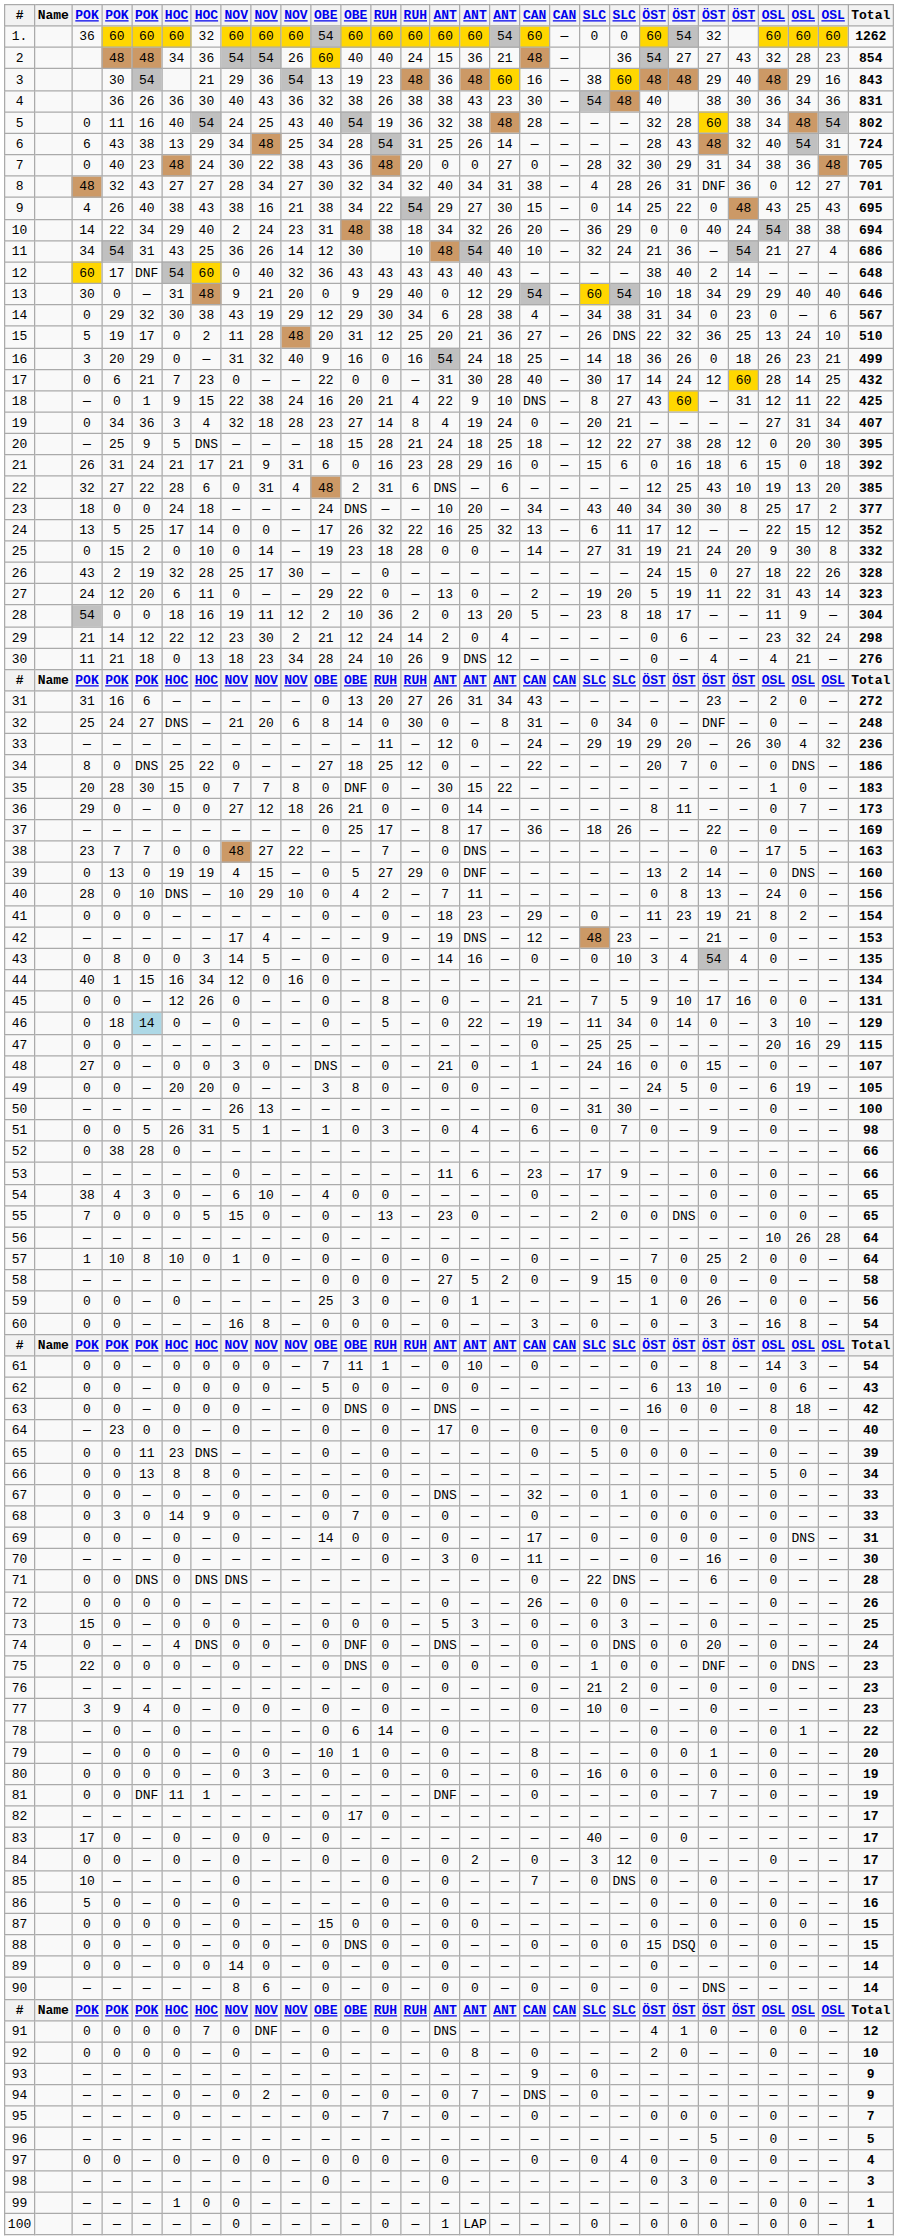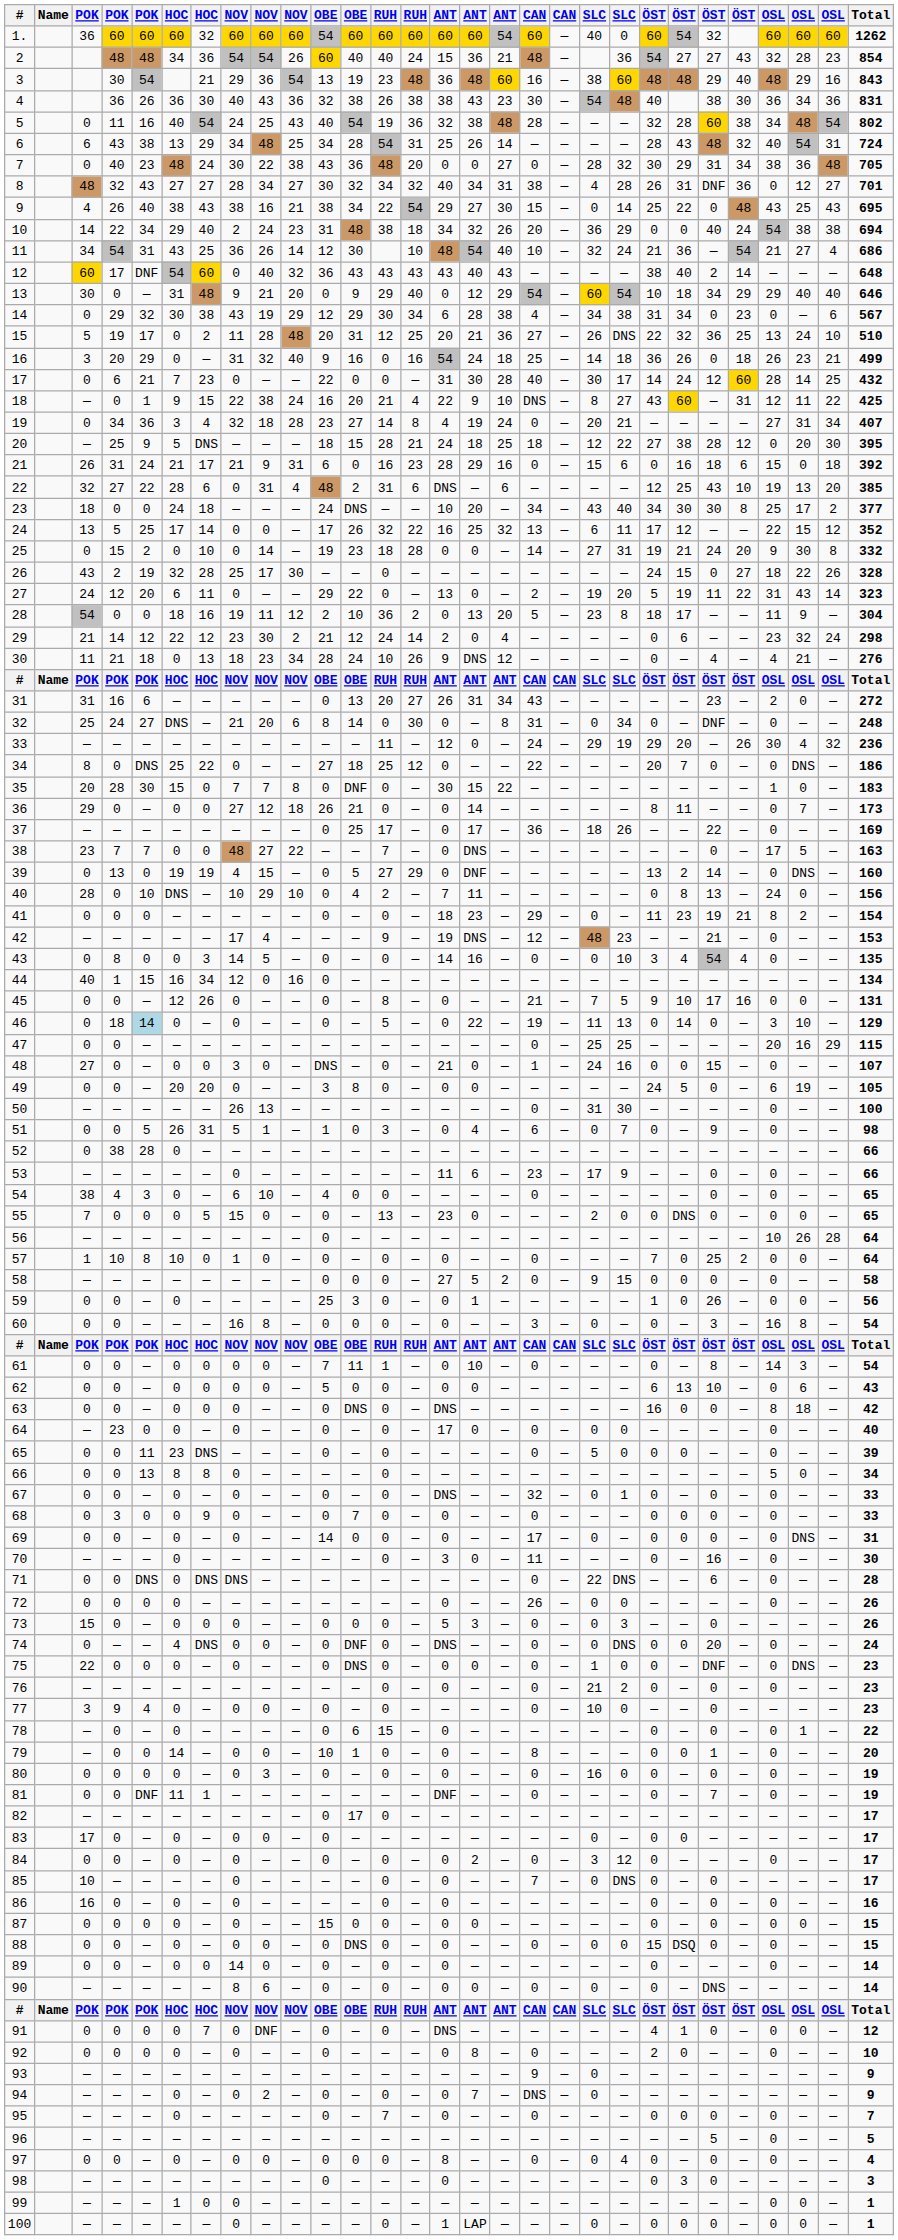(594, 37) 0 -> (594, 37) 40
(445, 831) 8 -> (445, 831) 0
(624, 1024) 34 -> (624, 1024) 13
(177, 1517) 14 -> (177, 1517) 0
(871, 1624) 25 -> (871, 1624) 26
(385, 1731) 14 -> (385, 1731) 15
(177, 1753) 0 -> (177, 1753) 14
(594, 1839) 40 -> (594, 1839) 0
(87, 1903) 5 -> (87, 1903) 16
(445, 2160) 0 -> (445, 2160) 8
